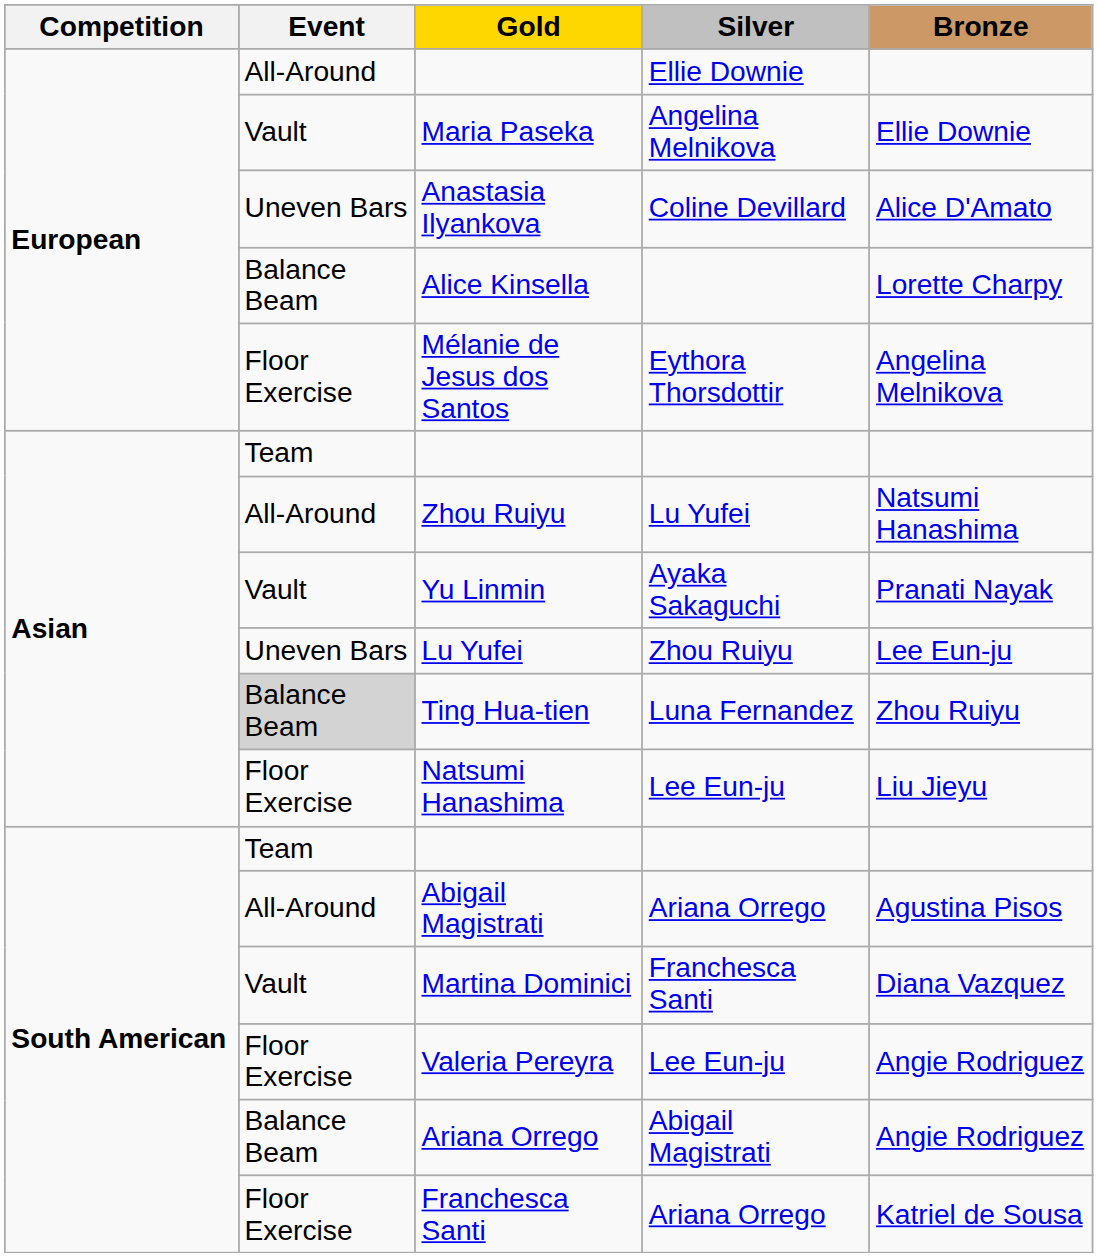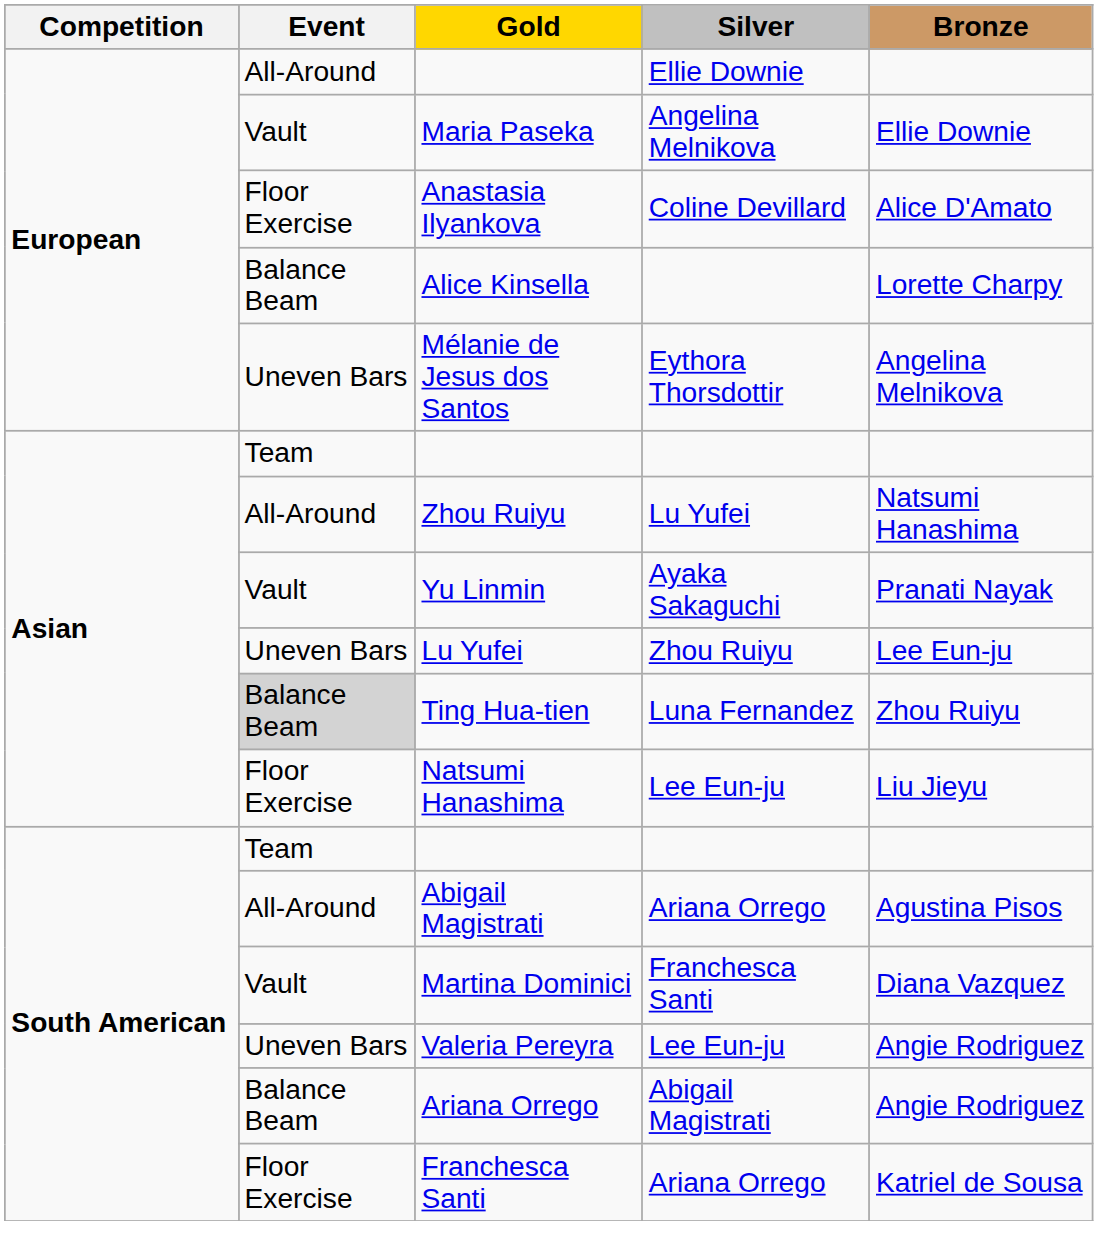(326, 208) Uneven Bars -> (299, 208) Floor Exercise
(299, 376) Floor Exercise -> (326, 376) Uneven Bars
(299, 1061) Floor Exercise -> (326, 1045) Uneven Bars
